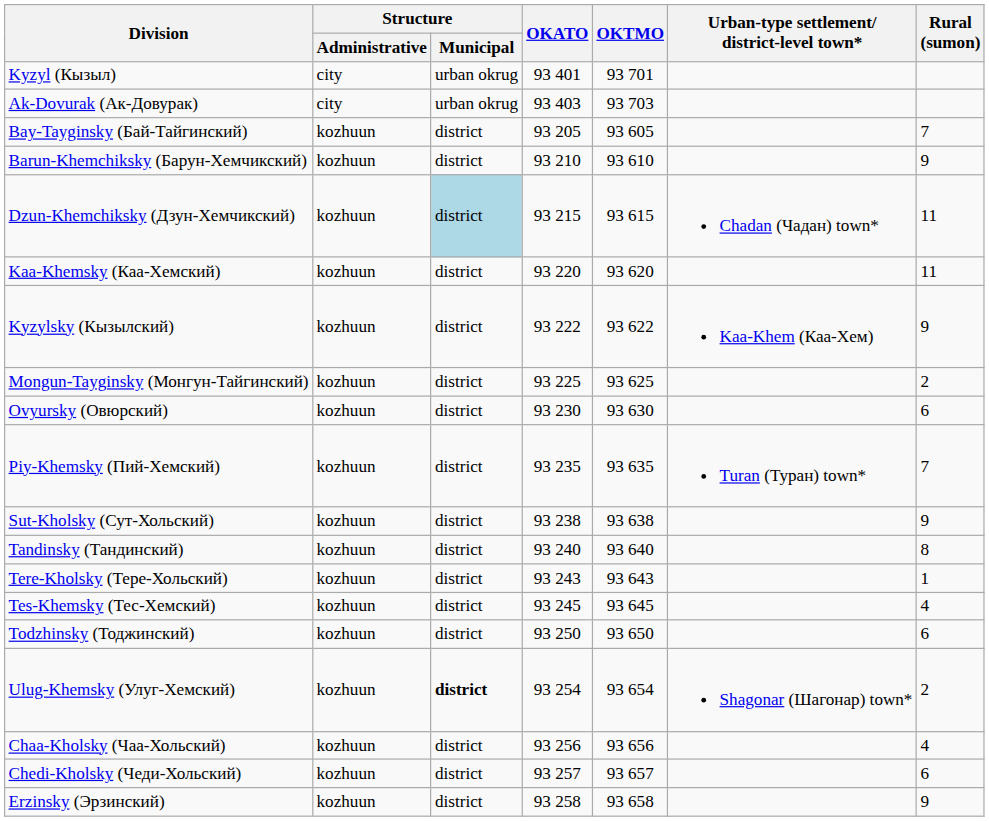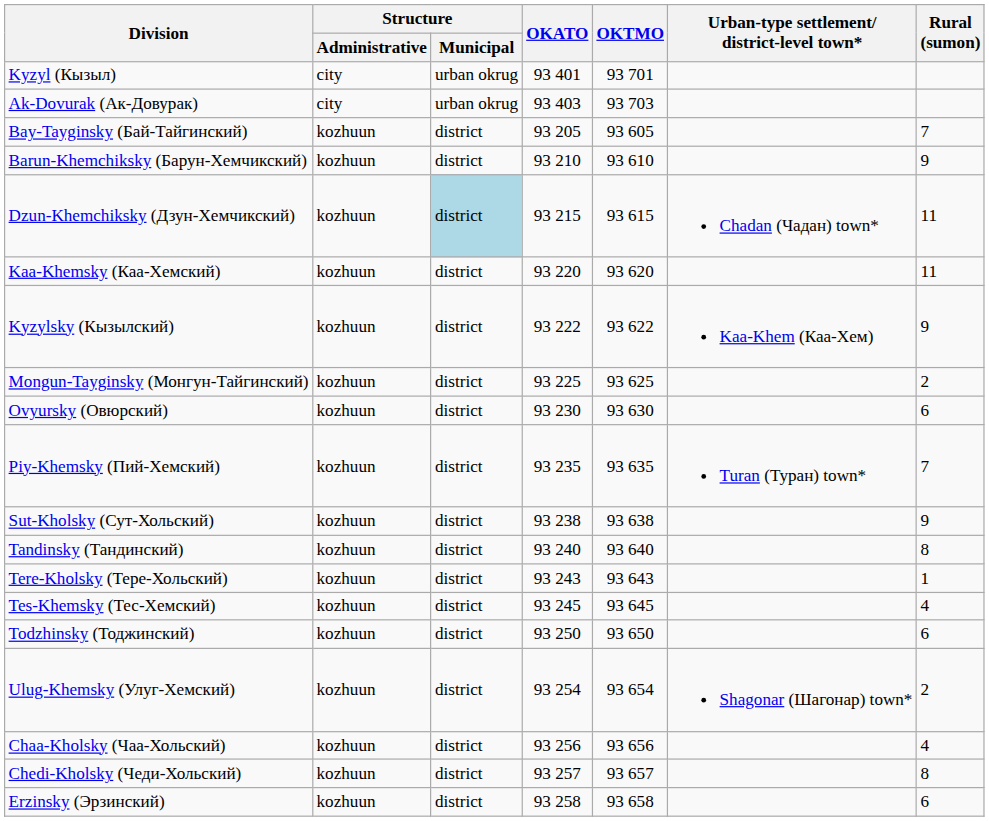(461, 690) bold -> (459, 690) normal
(925, 773) 6 -> (925, 773) 8
(925, 802) 9 -> (925, 802) 6
